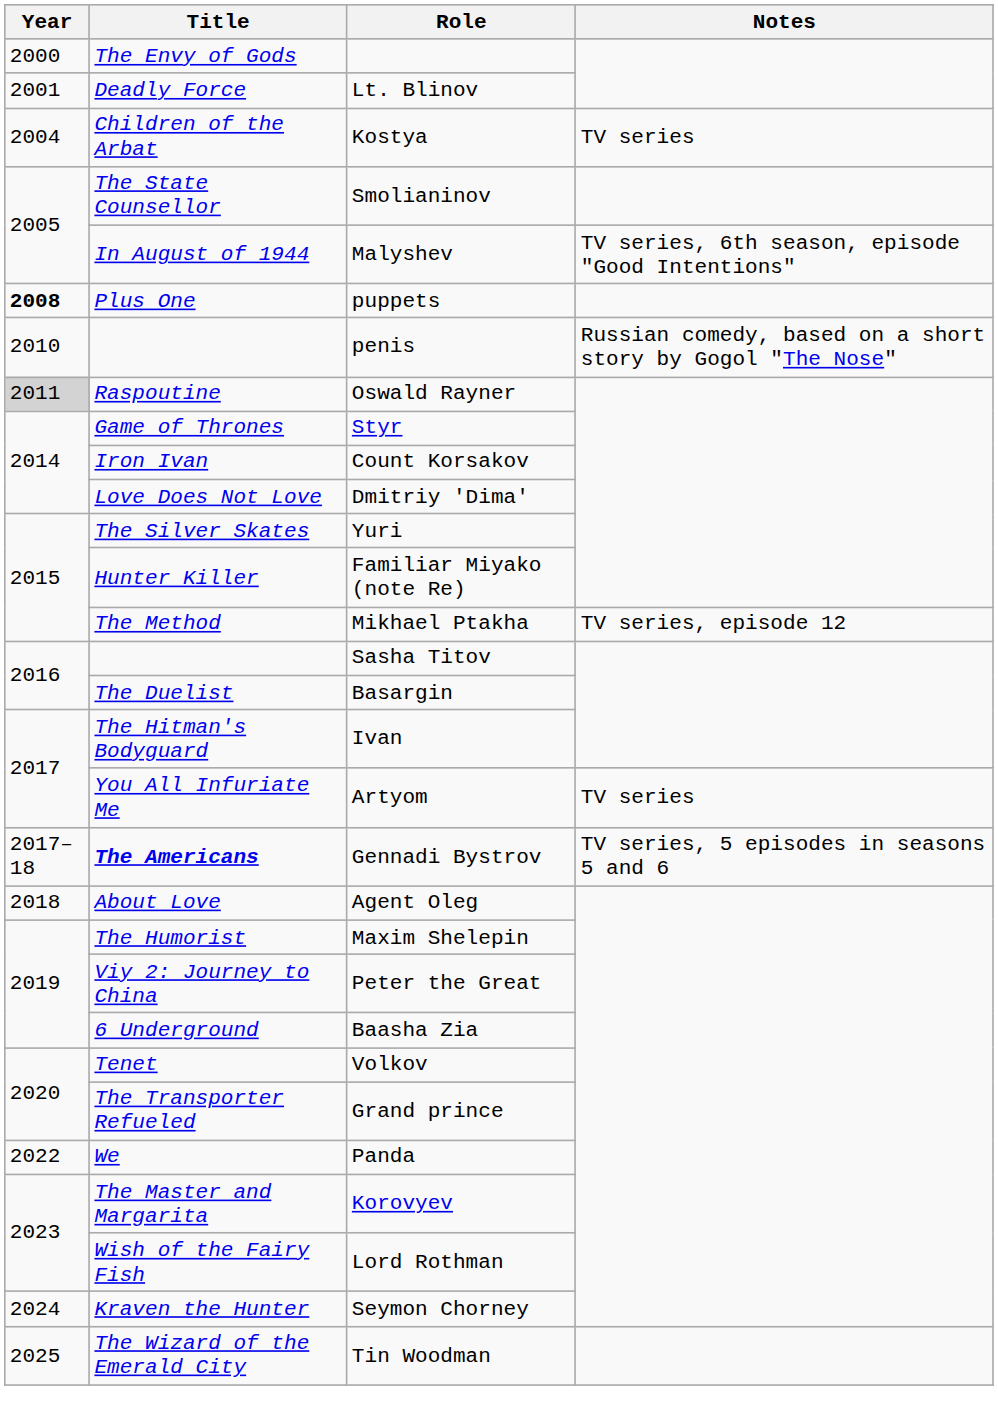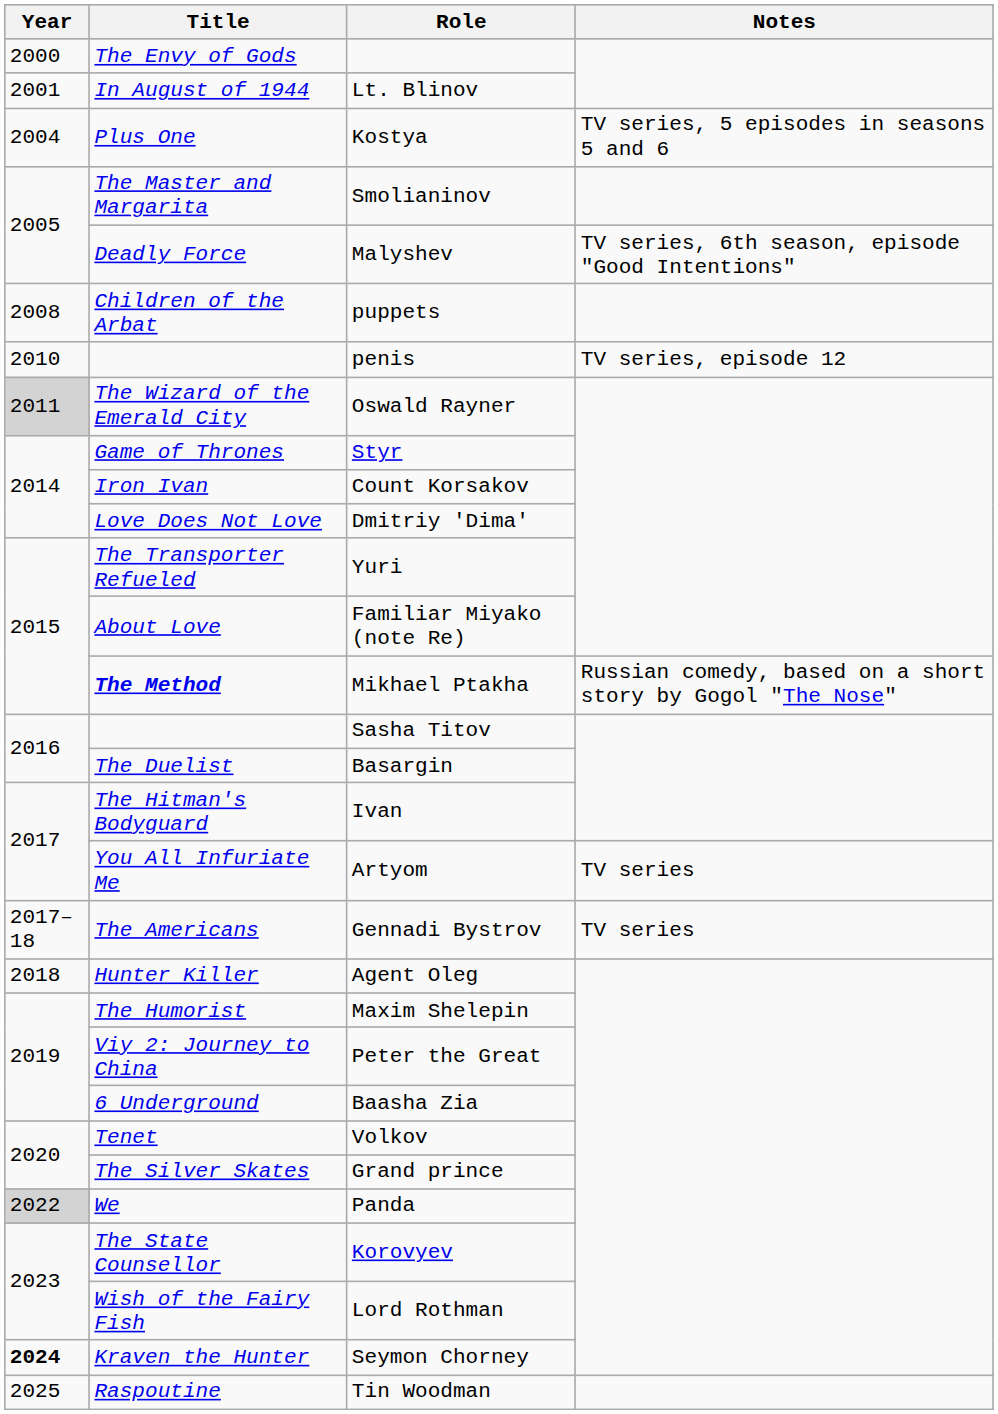(170, 91) Deadly Force -> (202, 91) In August of 1944
(189, 137) Children of the Arbat -> (145, 137) Plus One
(638, 137) TV series -> (783, 137) TV series, 5 episodes in seasons 5 and 6
(158, 196) The State Counsellor -> (183, 196) The Master and Margarita
(202, 254) In August of 1944 -> (170, 254) Deadly Force
(35, 301) bold -> (35, 313) normal
(145, 301) Plus One -> (189, 313) Children of the Arbat
(783, 347) Russian comedy, based on a short story by Gogol "The Nose" -> (713, 359) TV series, episode 12
(158, 394) Raspoutine -> (202, 406) The Wizard of the Emerald City
(202, 531) The Silver Skates -> (189, 568) The Transporter Refueled
(177, 578) Hunter Killer -> (158, 626) About Love
(158, 624) normal -> (158, 685) bold
(713, 624) TV series, episode 12 -> (783, 685) Russian comedy, based on a short story by Gogol "The Nose"
(177, 856) bold -> (177, 929) normal
(783, 856) TV series, 5 episodes in seasons 5 and 6 -> (638, 929) TV series
(158, 903) About Love -> (177, 976) Hunter Killer
(189, 1111) The Transporter Refueled -> (202, 1172) The Silver Skates
(35, 1157) no background -> (35, 1206) lightgrey background
(183, 1204) The Master and Margarita -> (158, 1252) The State Counsellor
(35, 1309) normal -> (35, 1358) bold
(202, 1355) The Wizard of the Emerald City -> (158, 1392) Raspoutine
